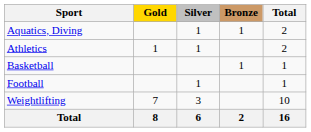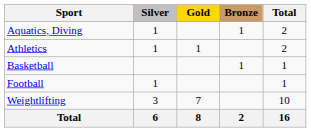columns swapped: (155, 13) <-> (198, 13)
